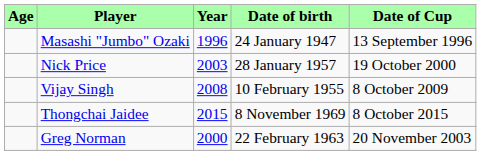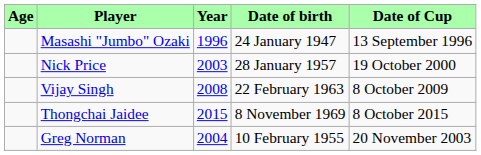(289, 89) 10 February 1955 -> (289, 89) 22 February 1963
(212, 138) 2000 -> (212, 138) 2004
(289, 138) 22 February 1963 -> (289, 138) 10 February 1955
